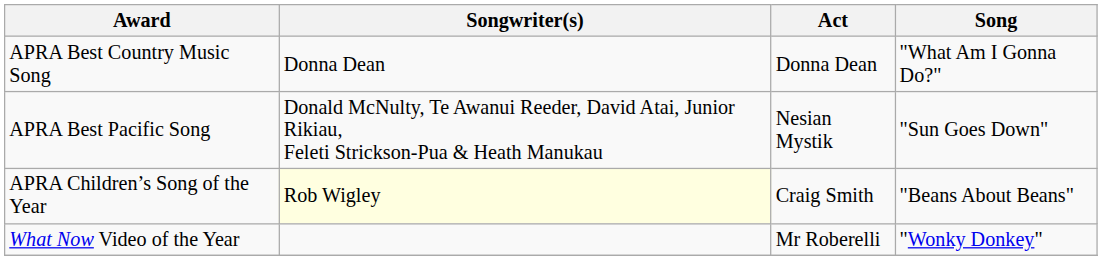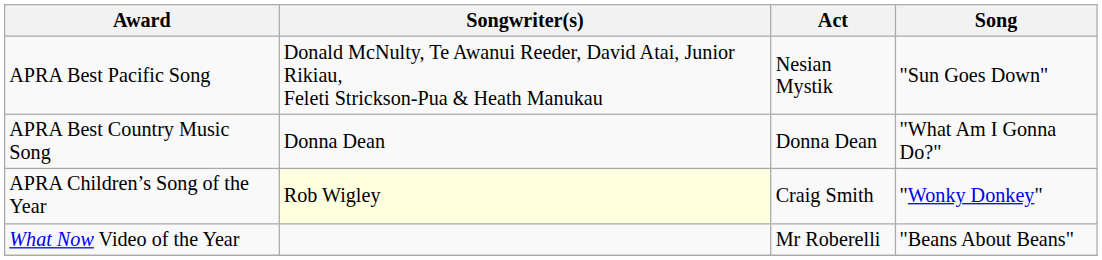rows swapped: (110, 129) <-> (119, 63)
(987, 195) "Beans About Beans" -> (971, 195) "Wonky Donkey"
(971, 239) "Wonky Donkey" -> (987, 239) "Beans About Beans"
